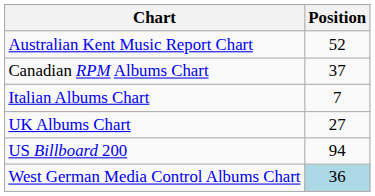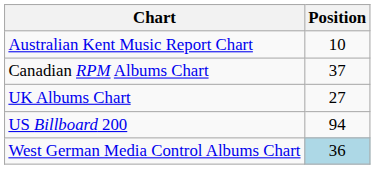(337, 44) 52 -> (337, 44) 10
- row: (79, 97)
